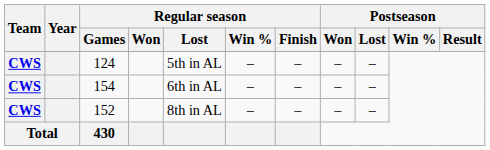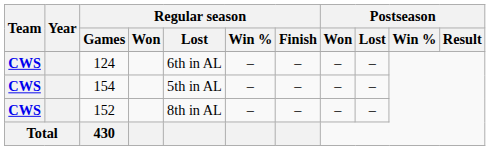(194, 63) 5th in AL -> (194, 63) 6th in AL
(194, 87) 6th in AL -> (194, 87) 5th in AL
